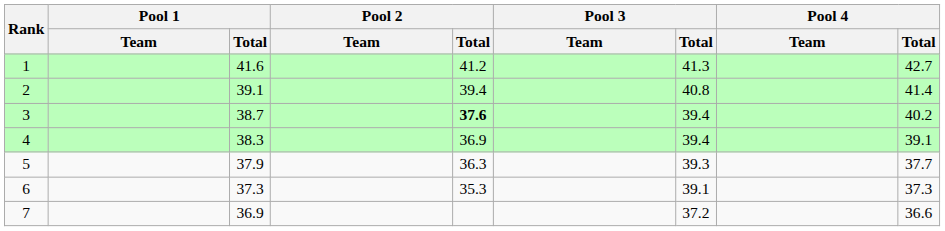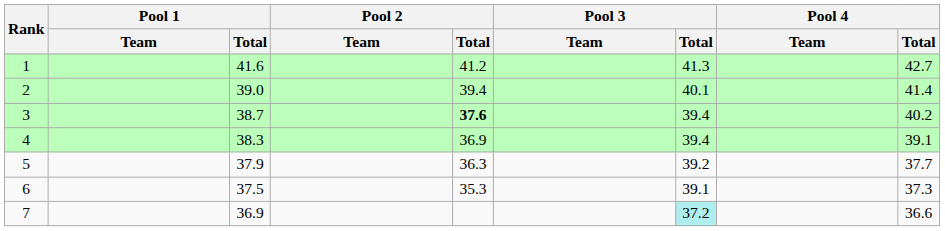(250, 90) 39.1 -> (250, 90) 39.0
(696, 90) 40.8 -> (696, 90) 40.1
(696, 164) 39.3 -> (696, 164) 39.2
(250, 189) 37.3 -> (250, 189) 37.5
(696, 213) no background -> (696, 213) paleturquoise background
